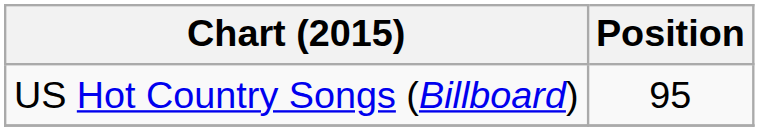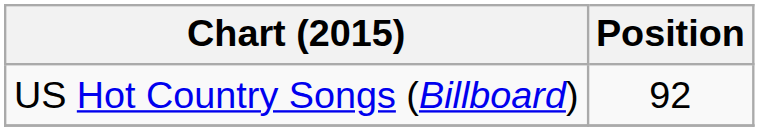(670, 94) 95 -> (670, 94) 92
